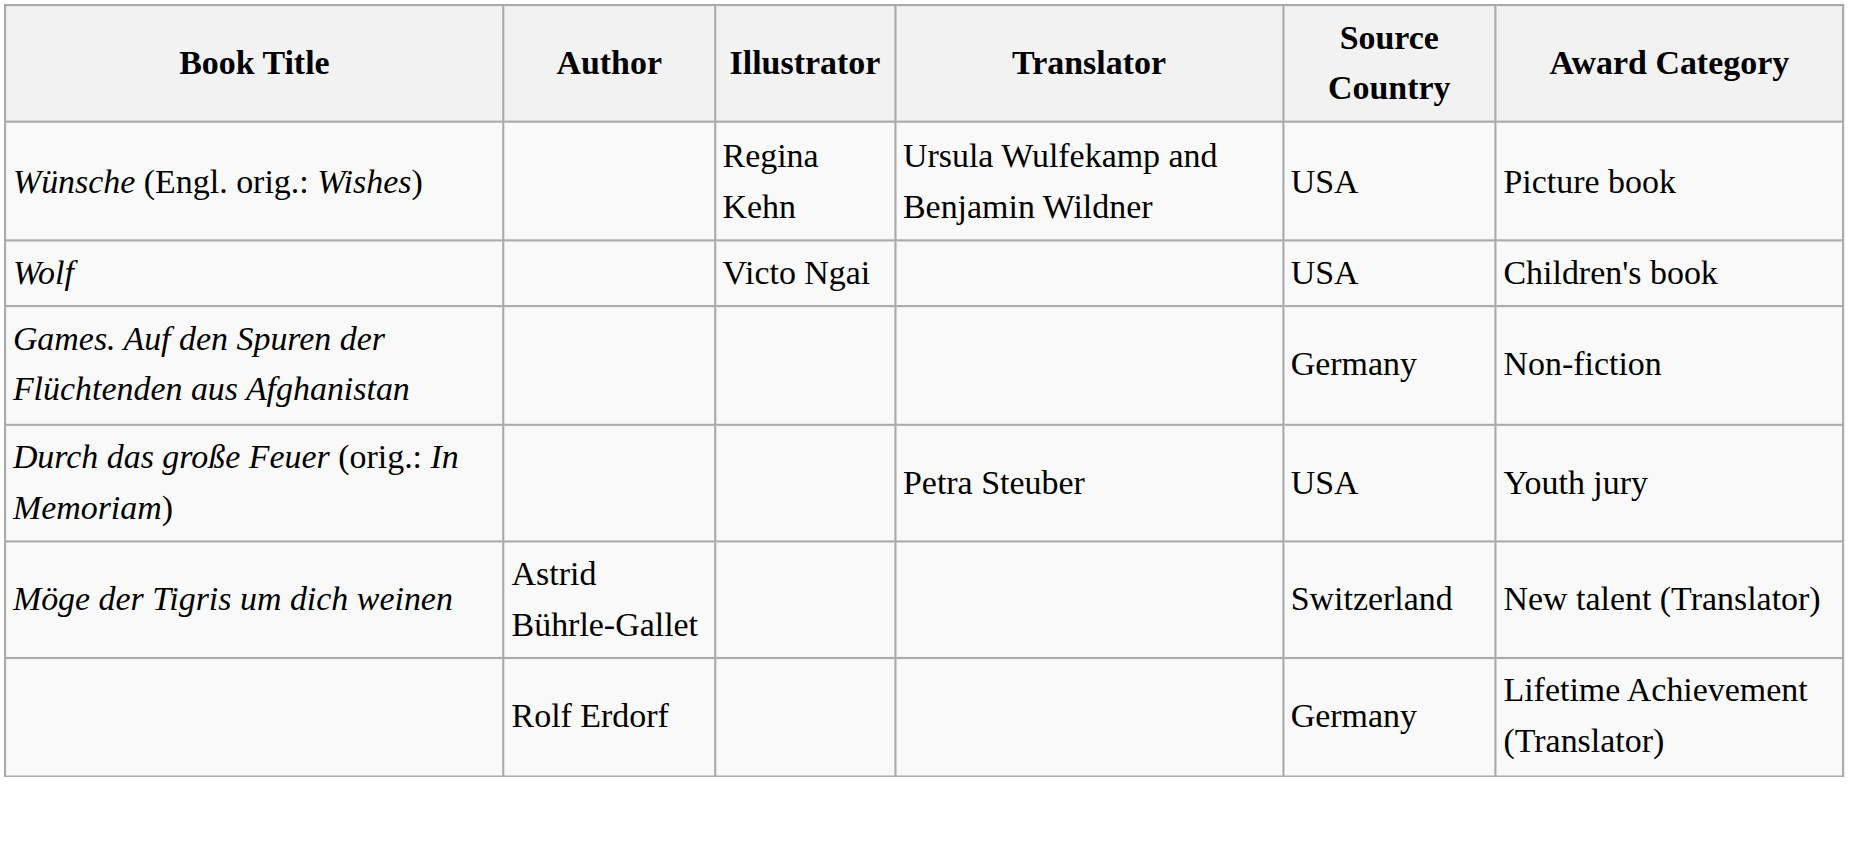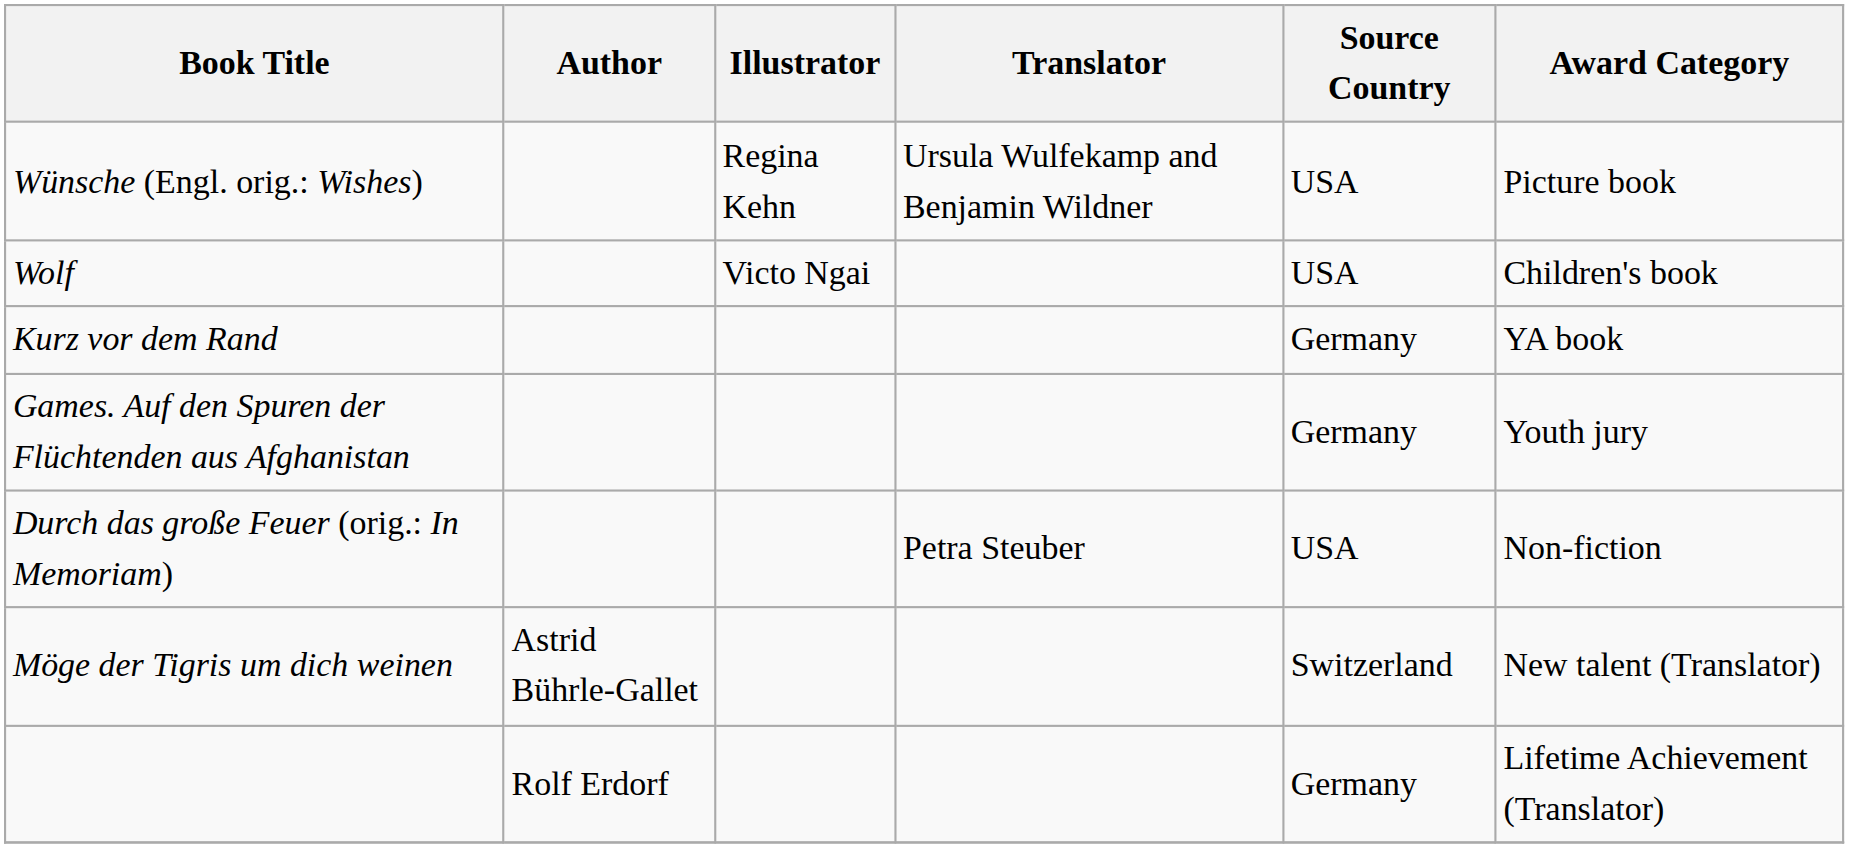+ row: (145, 339)
(1583, 364) Non-fiction -> (1576, 431) Youth jury
(1576, 481) Youth jury -> (1583, 548) Non-fiction
